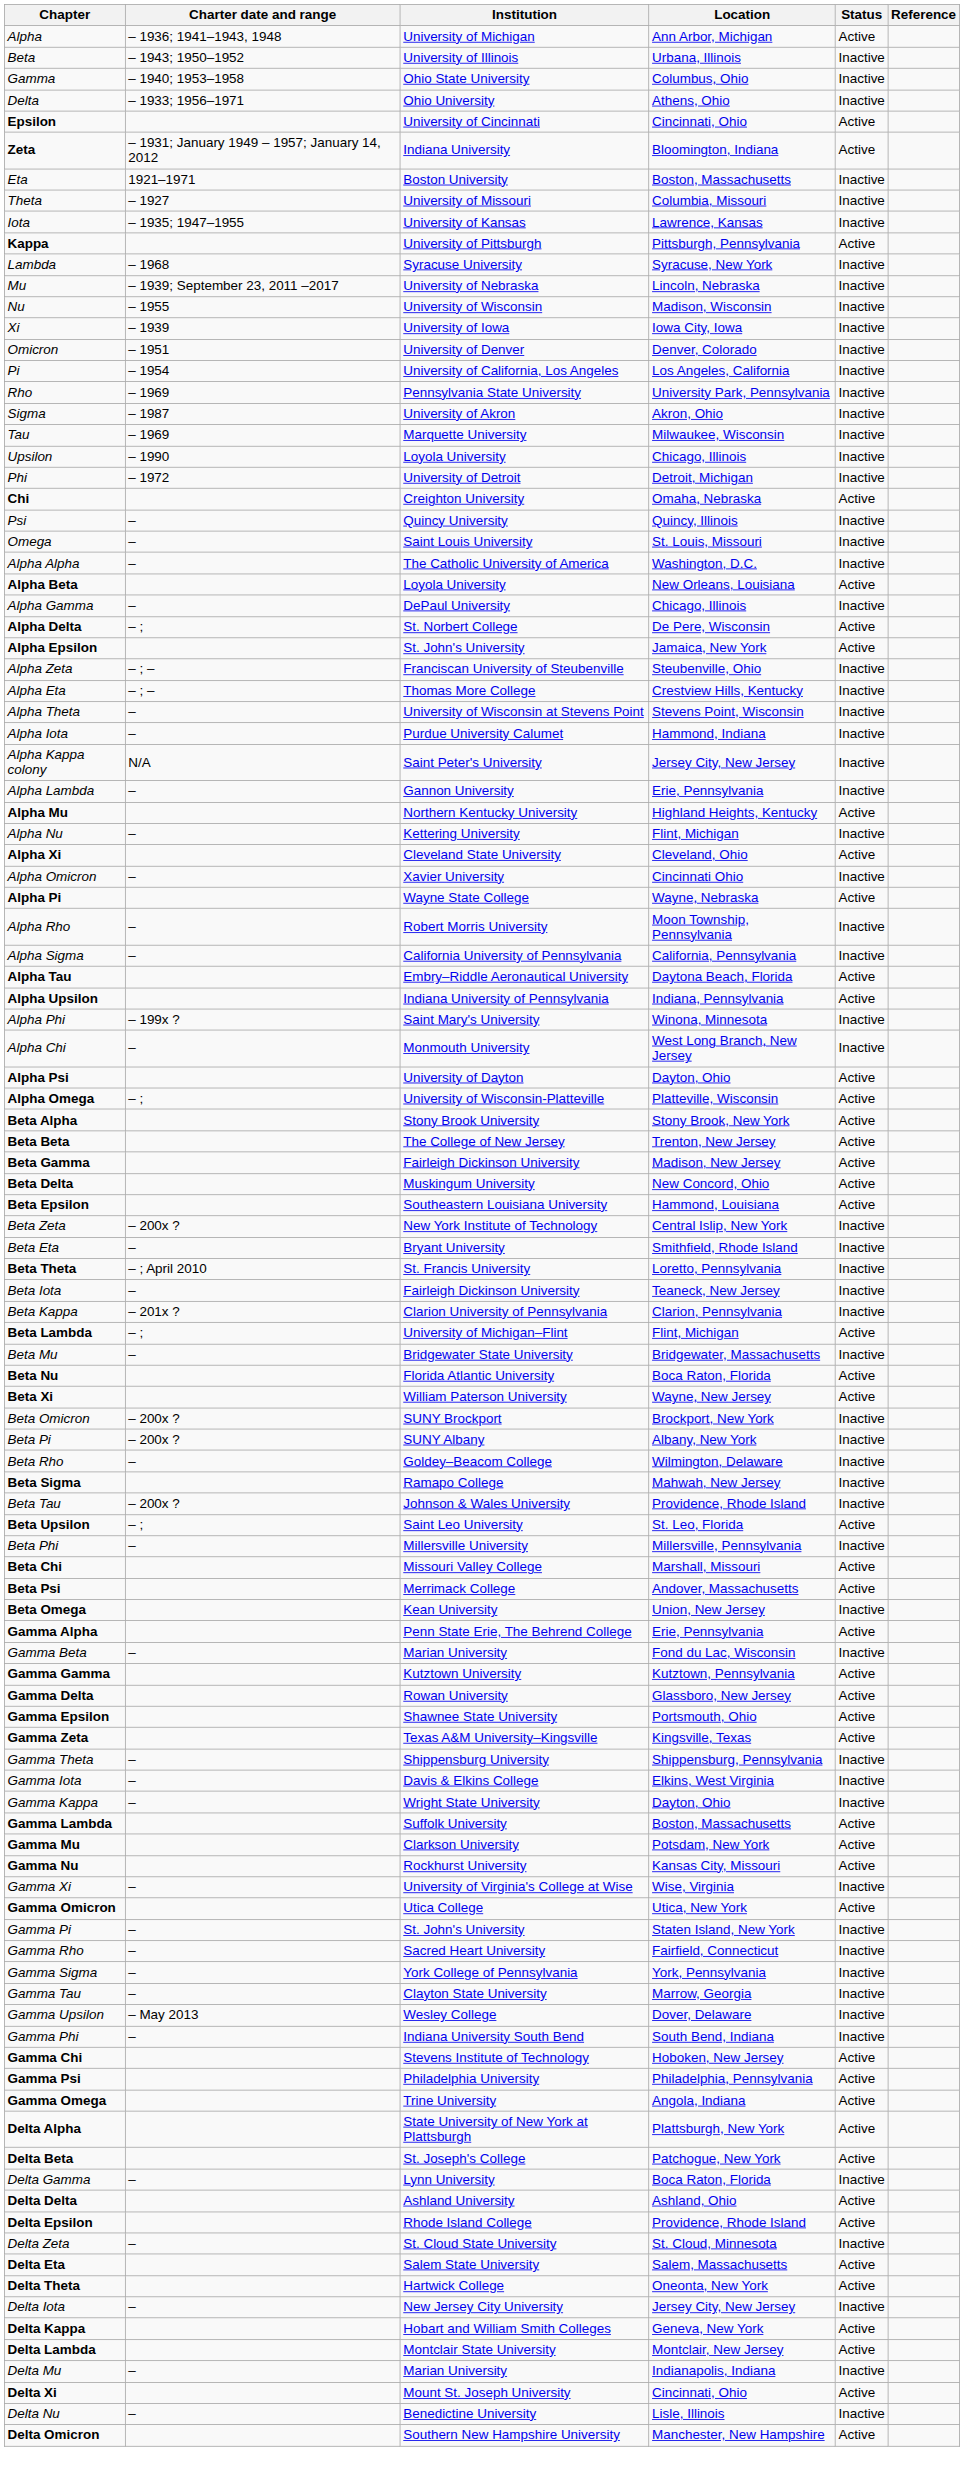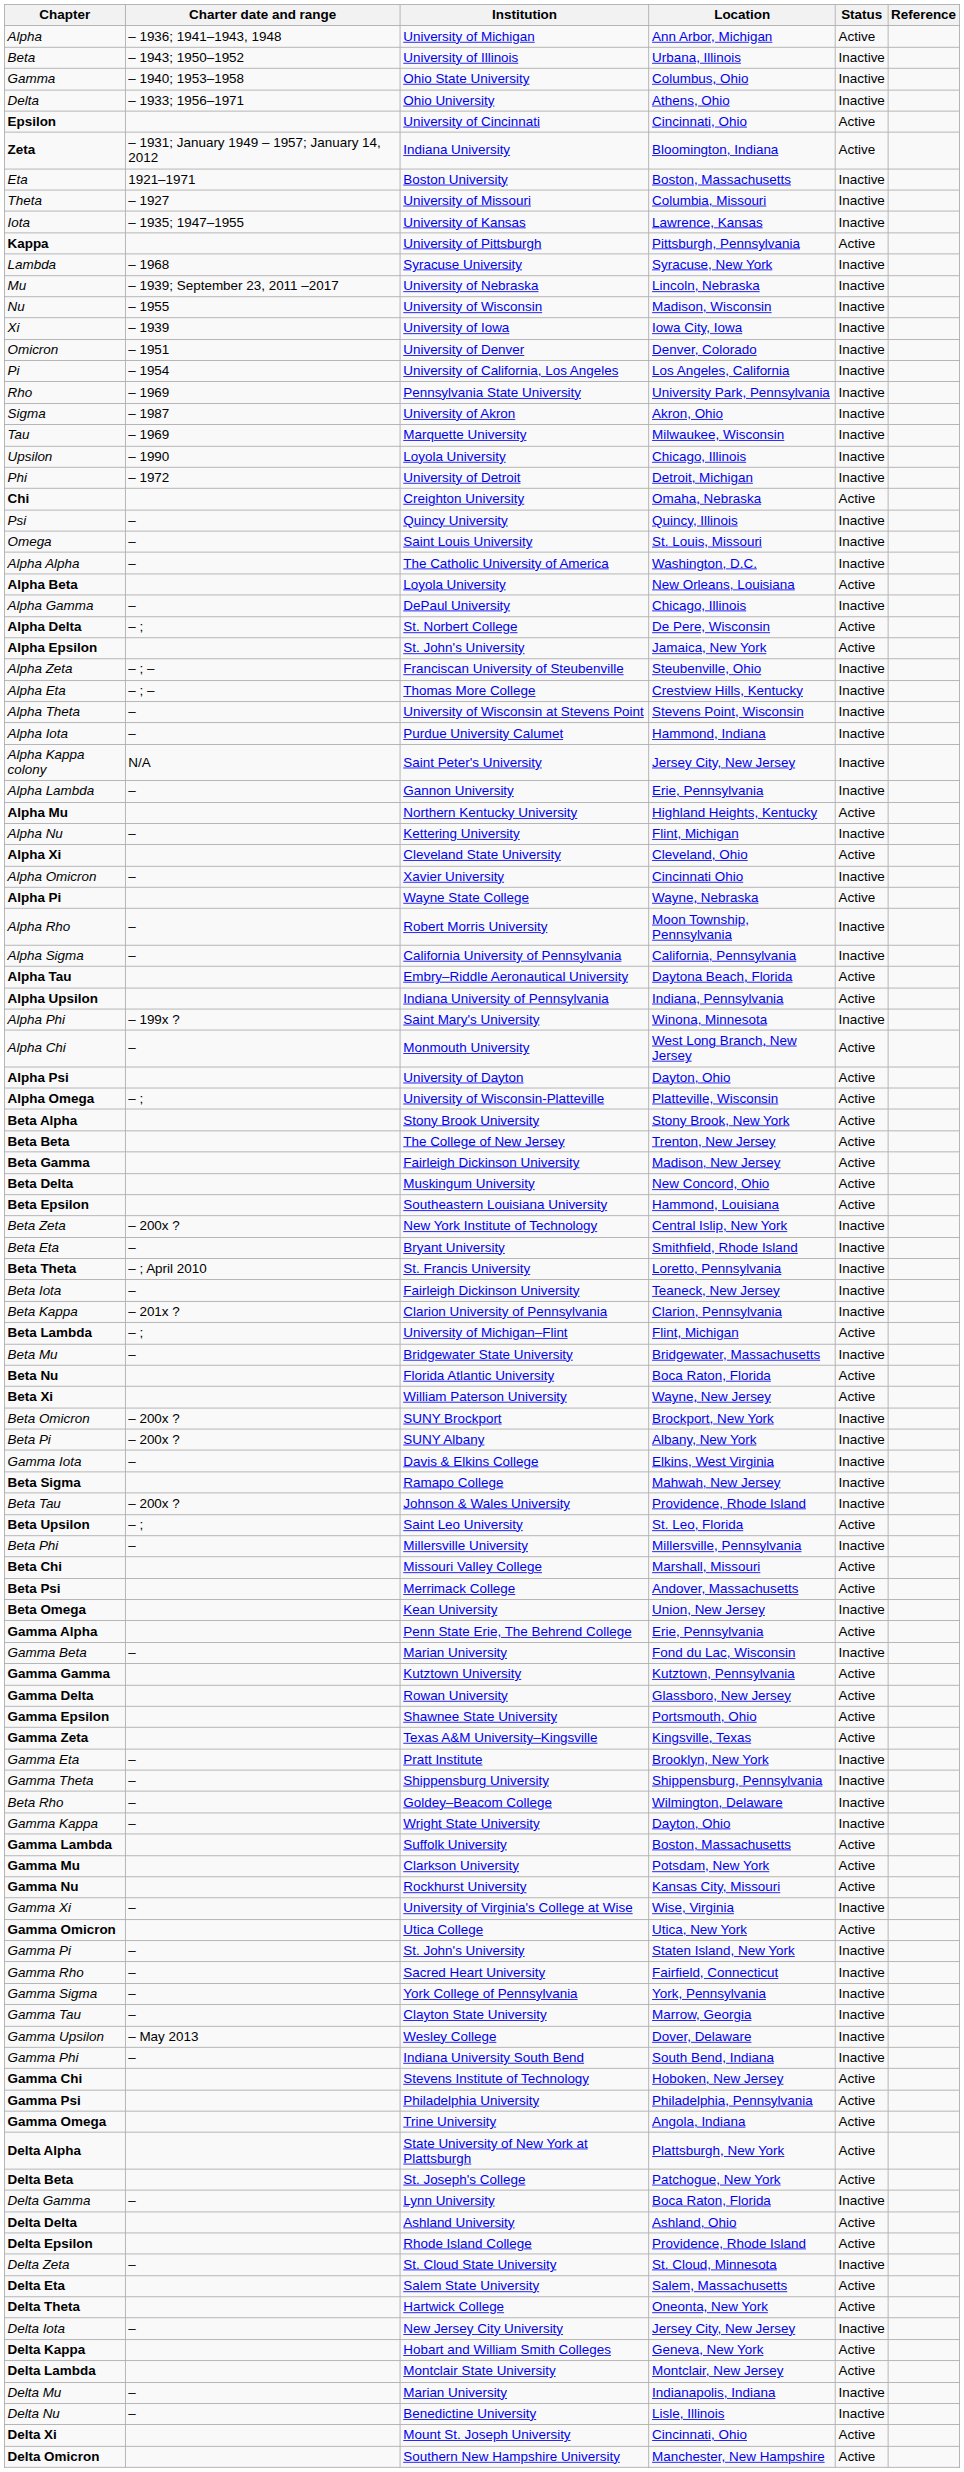(862, 1048) Inactive -> (857, 1048) Active
rows swapped: (36, 1461) <-> (44, 1780)
+ row: (43, 1759)
rows swapped: (34, 2414) <-> (32, 2392)
